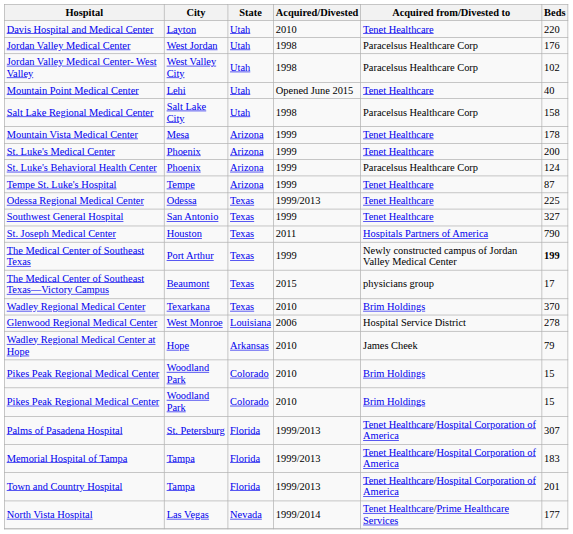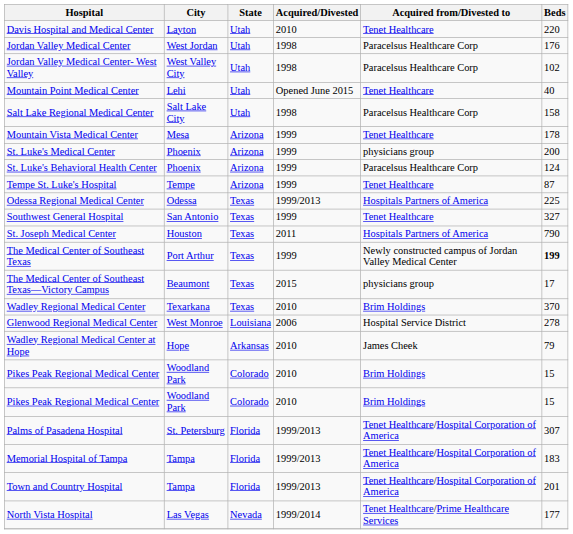(398, 151) Tenet Healthcare -> (398, 151) physicians group
(398, 201) Tenet Healthcare -> (426, 201) Hospitals Partners of America
